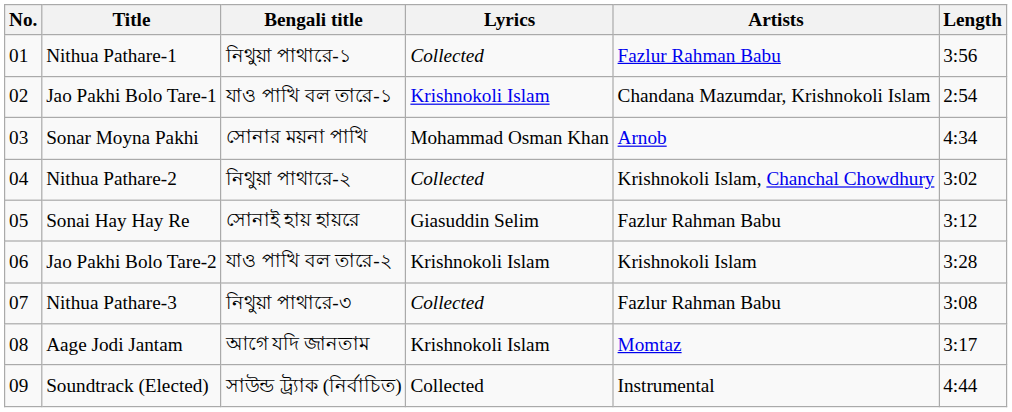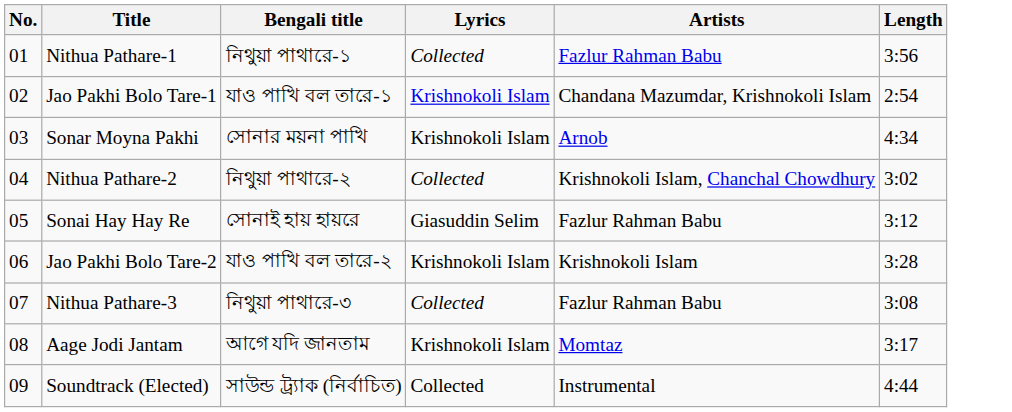(510, 138) Mohammad Osman Khan -> (480, 138) Krishnokoli Islam
